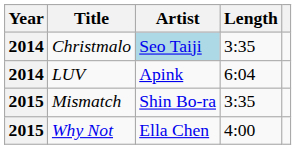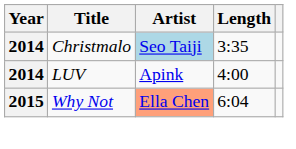(240, 74) 6:04 -> (233, 74) 4:00
- row: (87, 102)
(174, 130) no background -> (174, 102) lightsalmon background
(240, 130) 4:00 -> (233, 102) 6:04
